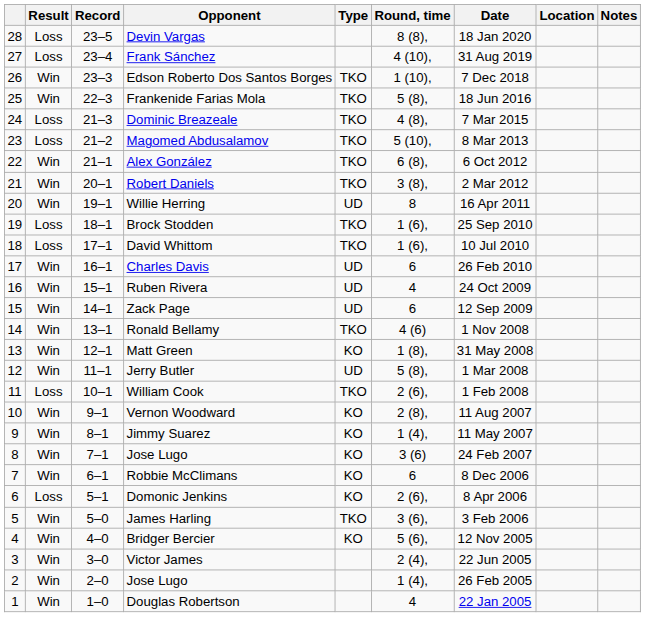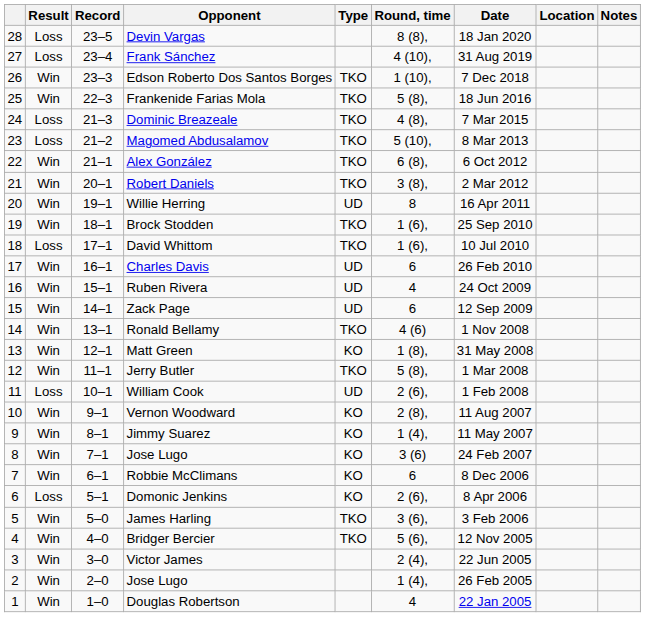(49, 224) Loss -> (49, 224) Win
(353, 371) UD -> (353, 371) TKO
(353, 392) TKO -> (353, 392) UD
(353, 538) KO -> (353, 538) TKO
